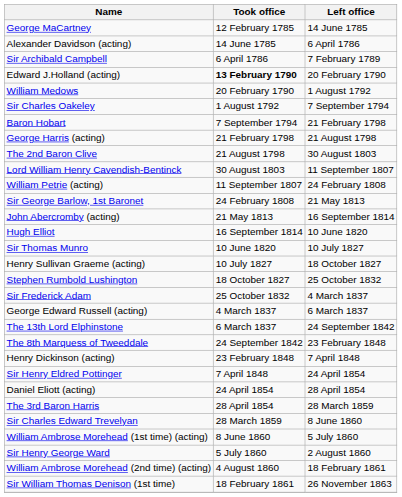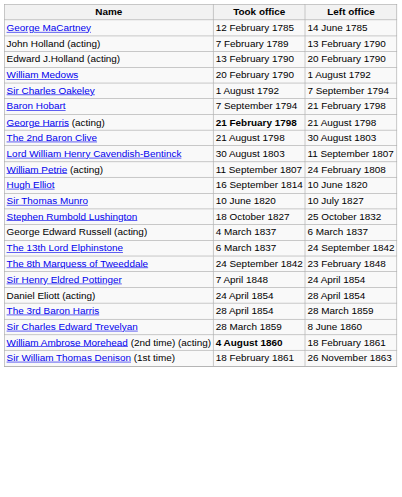- row: (69, 43)
- row: (57, 59)
+ row: (53, 43)
(256, 75) bold -> (255, 59) normal
(255, 138) normal -> (256, 122) bold
- row: (75, 201)
- row: (63, 216)
- row: (76, 264)
- row: (49, 295)
- row: (61, 358)
- row: (107, 437)
- row: (58, 452)
(247, 468) normal -> (249, 342) bold
